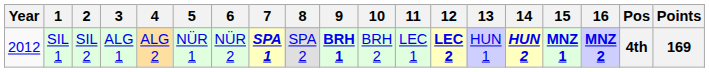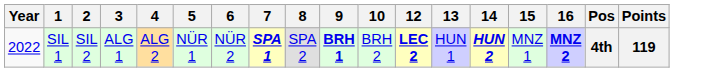- column: (413, 16)
(24, 47) 2012 -> (24, 47) 2022
(562, 47) bold -> (527, 47) normal
(679, 47) 169 -> (644, 47) 119
